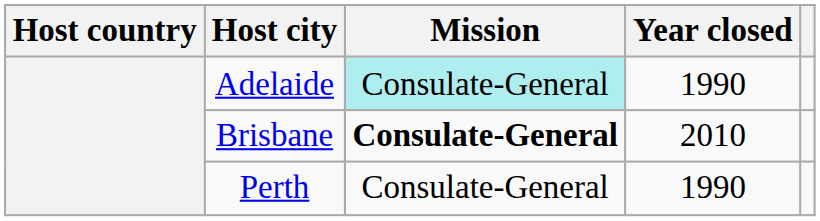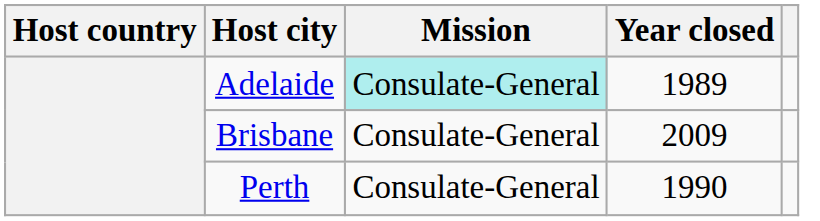(713, 82) 1990 -> (695, 82) 1989
(485, 135) bold -> (476, 135) normal
(713, 135) 2010 -> (695, 135) 2009
